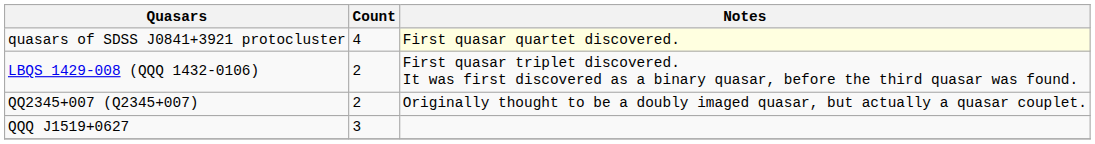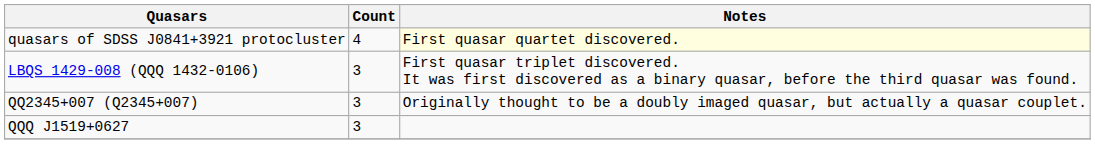(357, 72) 2 -> (357, 72) 3
(357, 104) 2 -> (357, 104) 3
